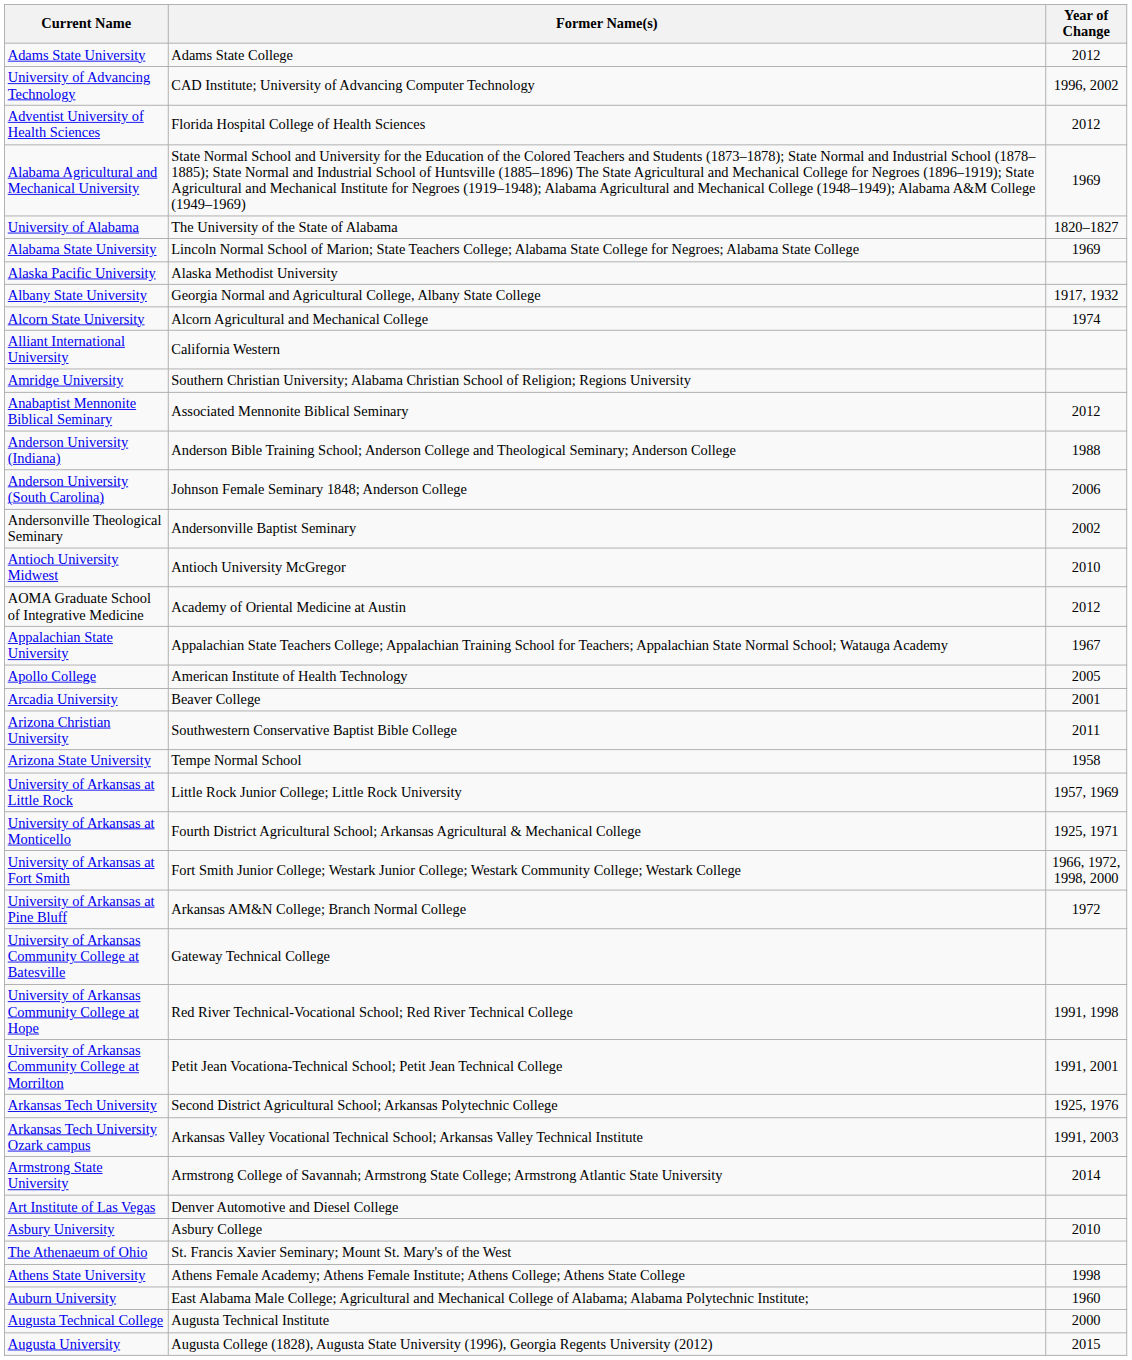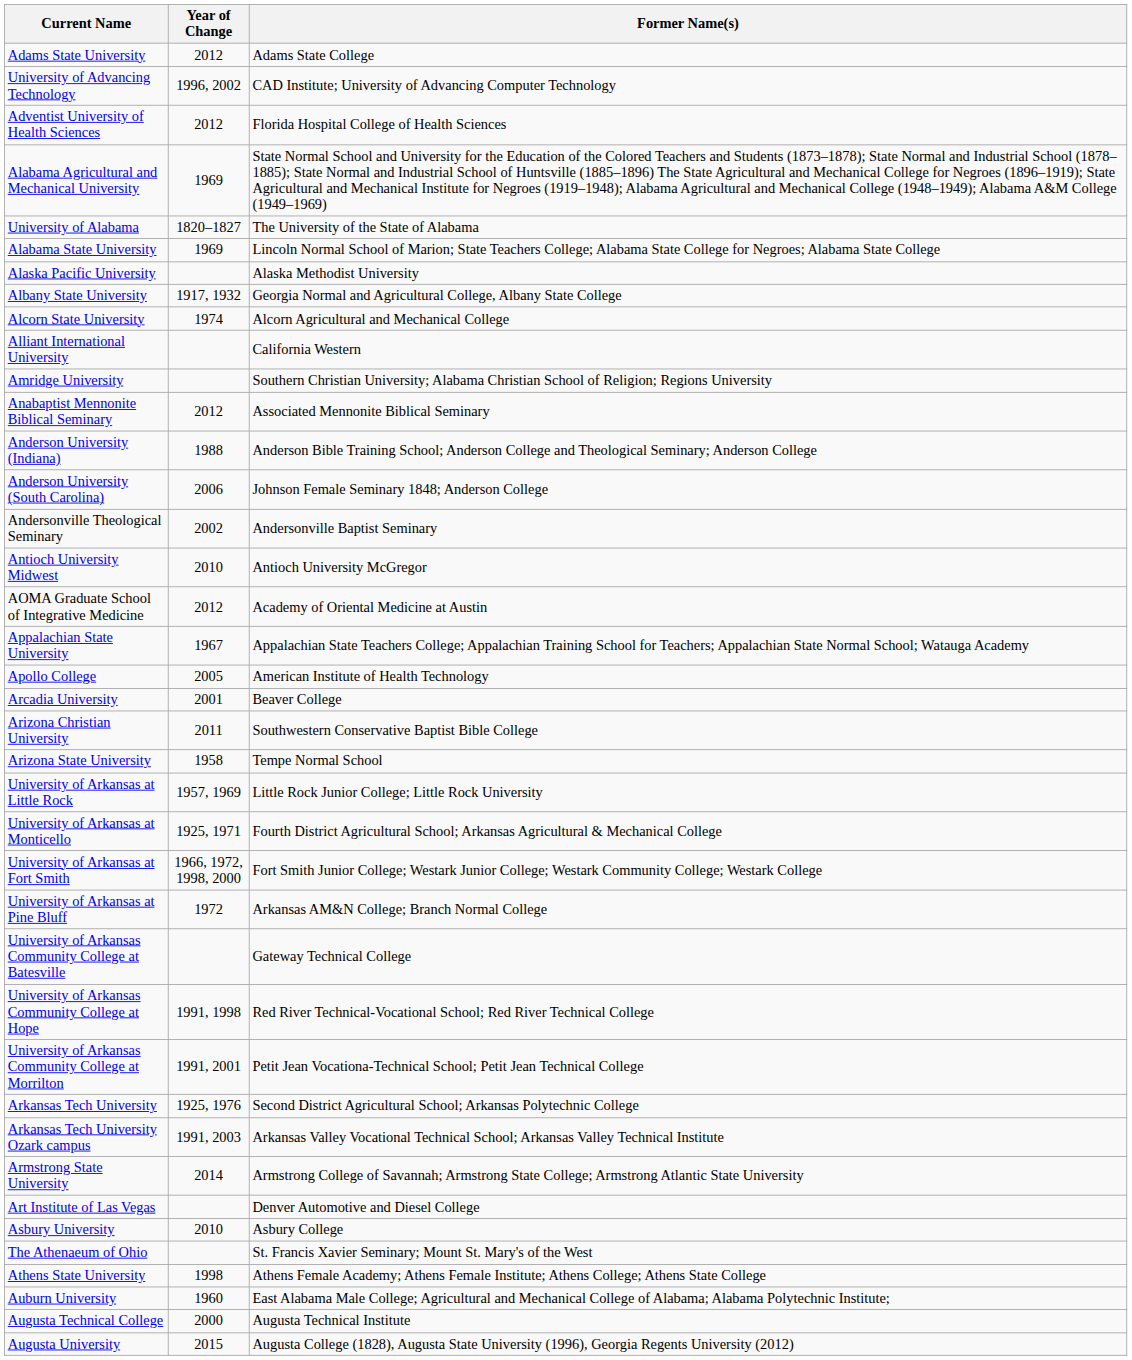columns swapped: (607, 24) <-> (1086, 24)
